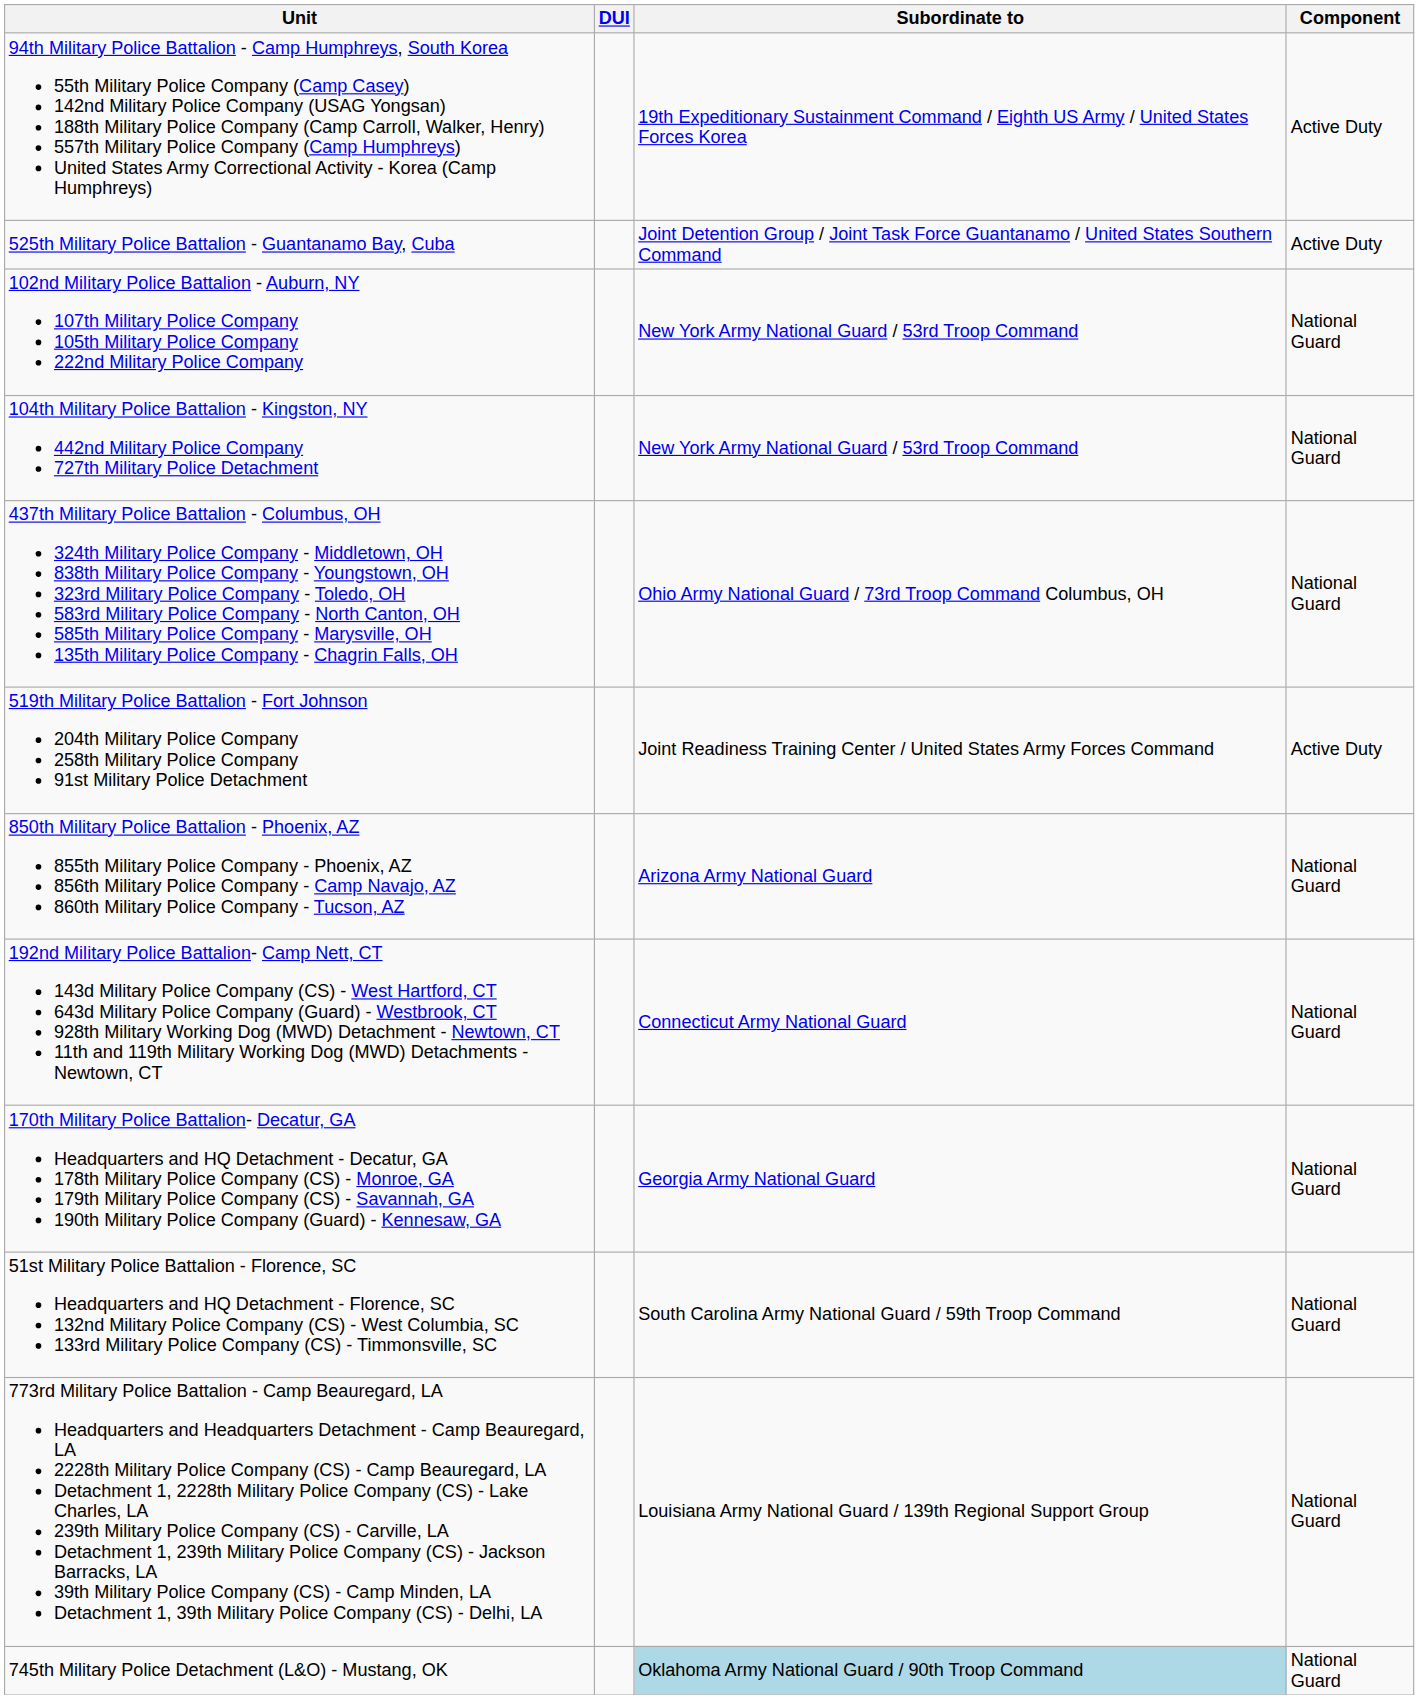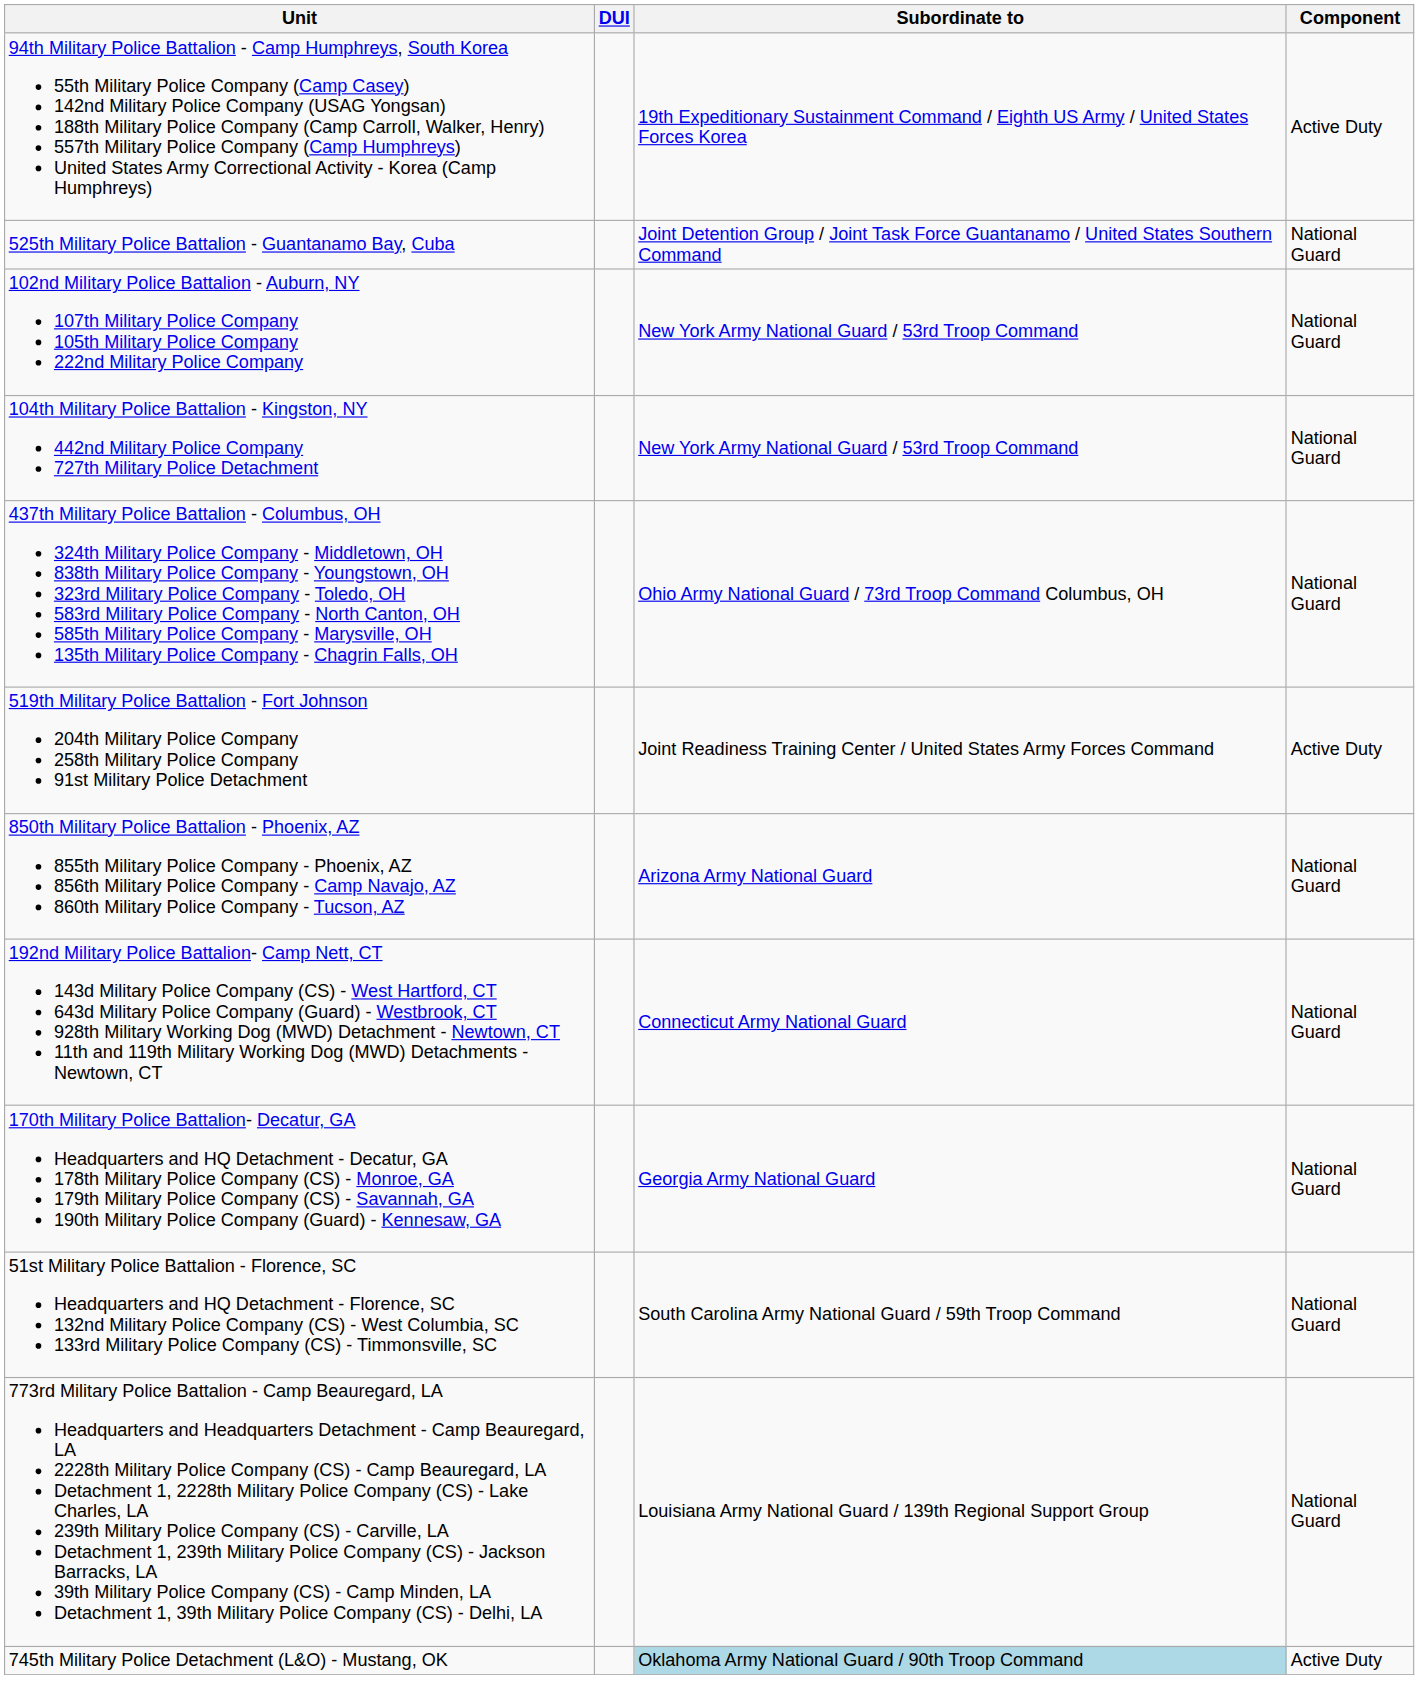(1336, 244) Active Duty -> (1324, 244) National Guard
(1324, 1670) National Guard -> (1336, 1660) Active Duty
